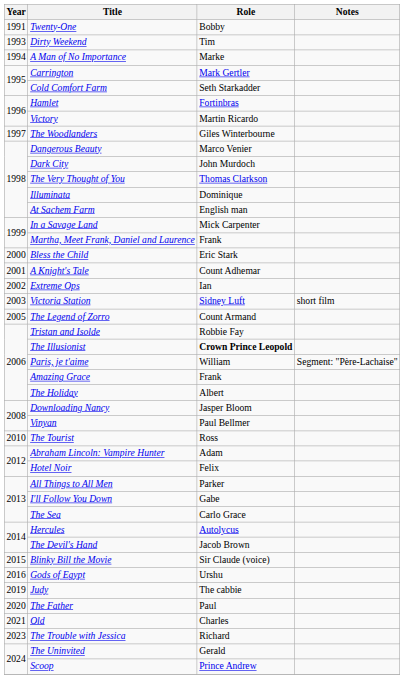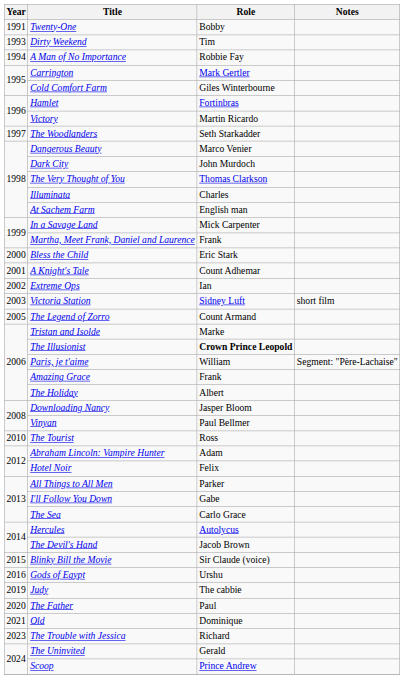(212, 57) Marke -> (222, 57) Robbie Fay
(230, 88) Seth Starkadder -> (237, 88) Giles Winterbourne
(237, 133) Giles Winterbourne -> (230, 133) Seth Starkadder
(221, 194) Dominique -> (214, 194) Charles
(222, 331) Robbie Fay -> (212, 331) Marke
(214, 621) Charles -> (221, 621) Dominique
